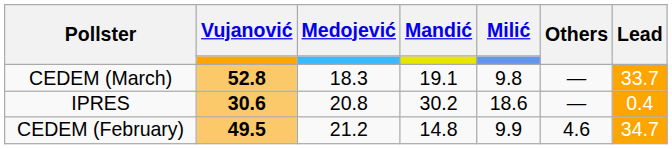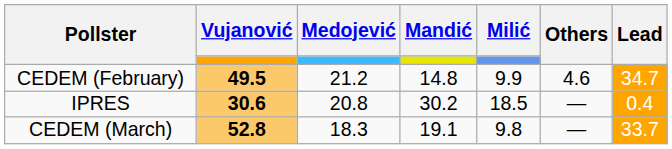rows swapped: (101, 77) <-> (101, 129)
(509, 103) 18.6 -> (509, 103) 18.5
